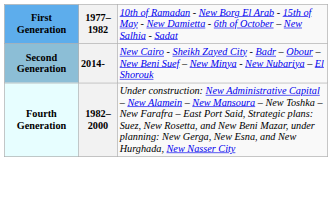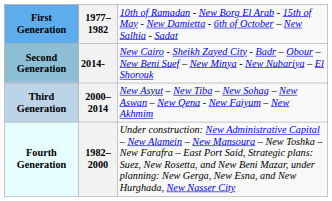+ row: (41, 102)
